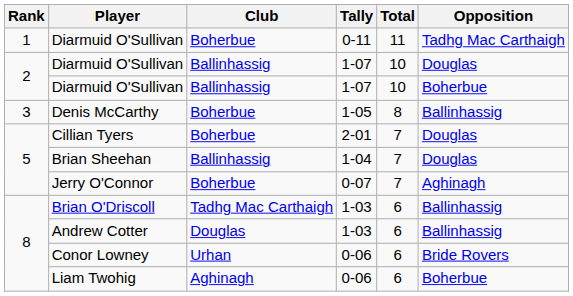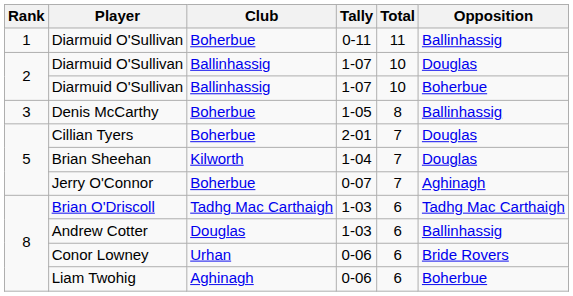(493, 40) Tadhg Mac Carthaigh -> (462, 40) Ballinhassig
(230, 159) Ballinhassig -> (217, 159) Kilworth
(462, 207) Ballinhassig -> (493, 207) Tadhg Mac Carthaigh
